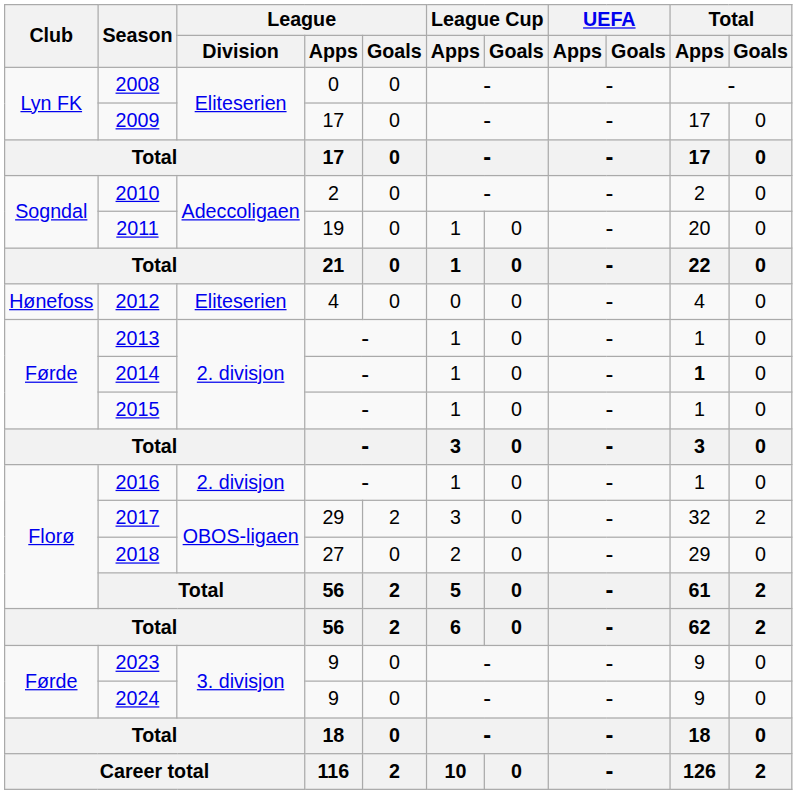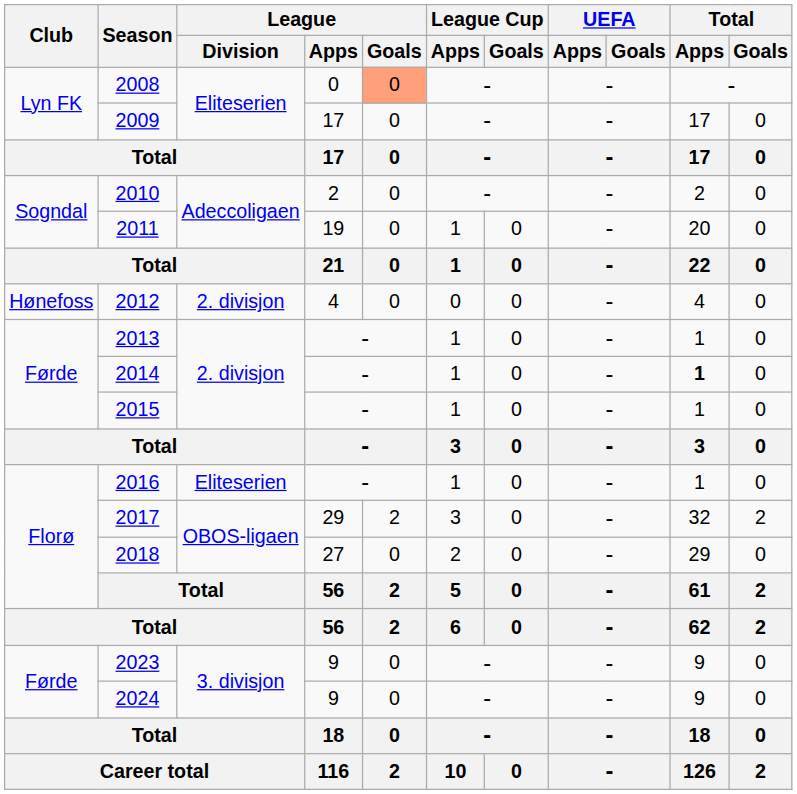(394, 84) no background -> (394, 84) lightsalmon background
(241, 301) Eliteserien -> (241, 301) 2. divisjon
(241, 482) 2. divisjon -> (241, 482) Eliteserien
